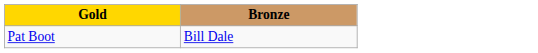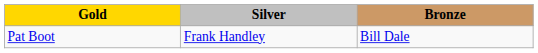+ column: (269, 15)
